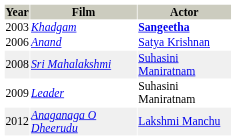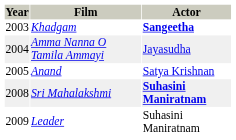+ row: (69, 49)
(17, 42) 2006 -> (17, 71) 2005
(167, 64) normal -> (175, 93) bold
- row: (64, 121)
